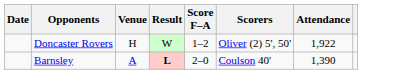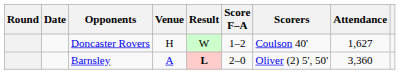+ column: (23, 19)
(255, 43) Oliver (2) 5', 50' -> (282, 43) Coulson 40'
(323, 43) 1,922 -> (360, 43) 1,627
(245, 60) Coulson 40' -> (292, 60) Oliver (2) 5', 50'
(323, 60) 1,390 -> (360, 60) 3,360
